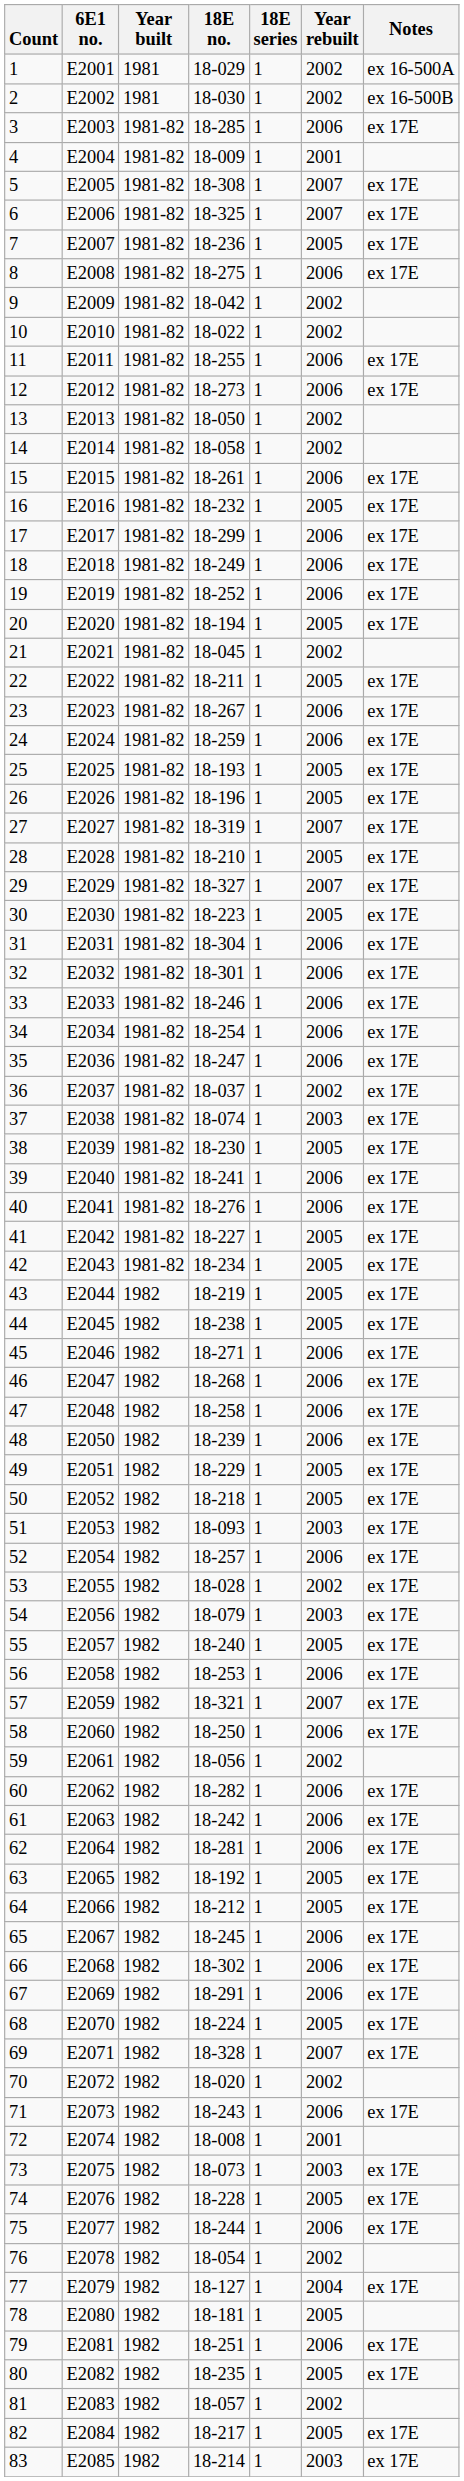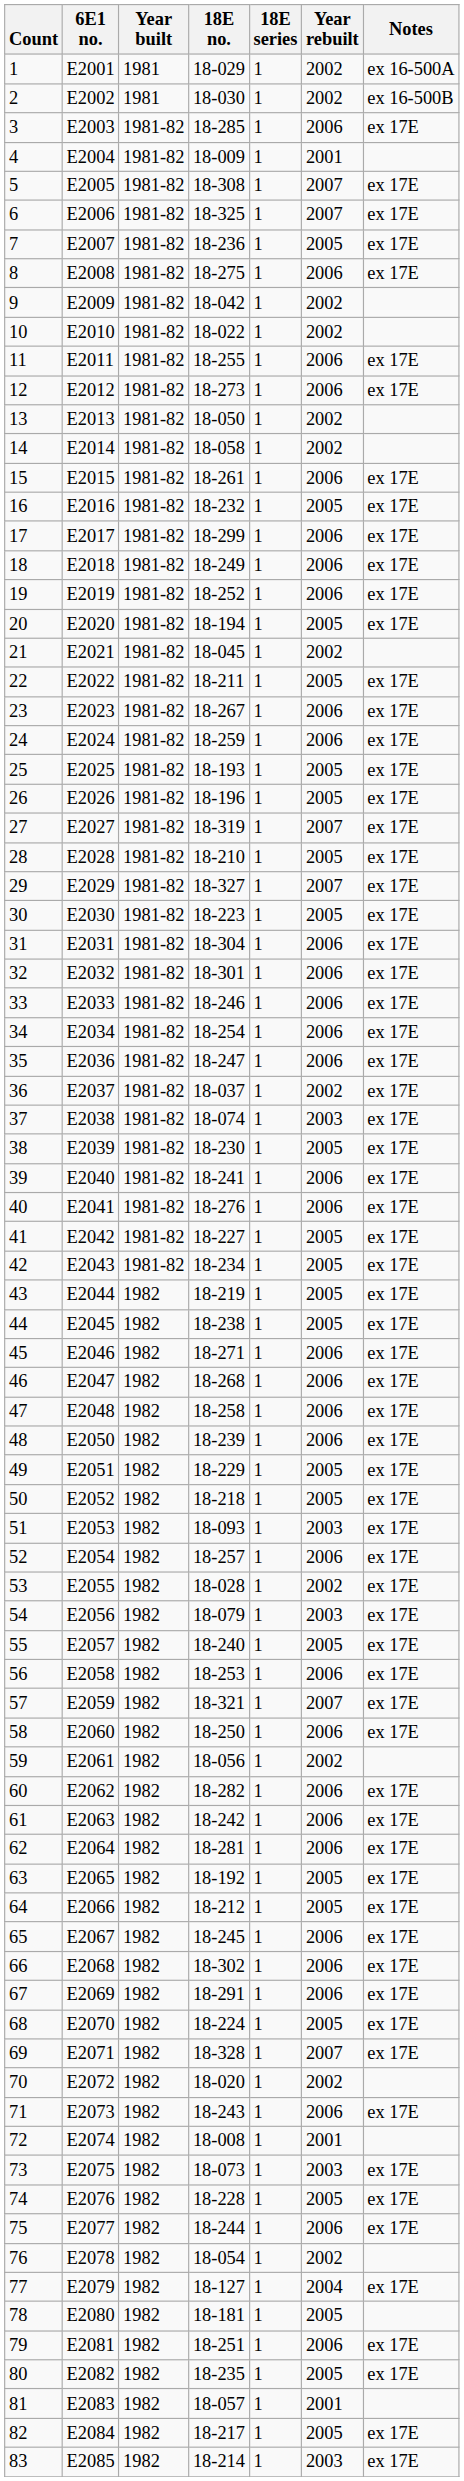(324, 2403) 2002 -> (324, 2403) 2001
